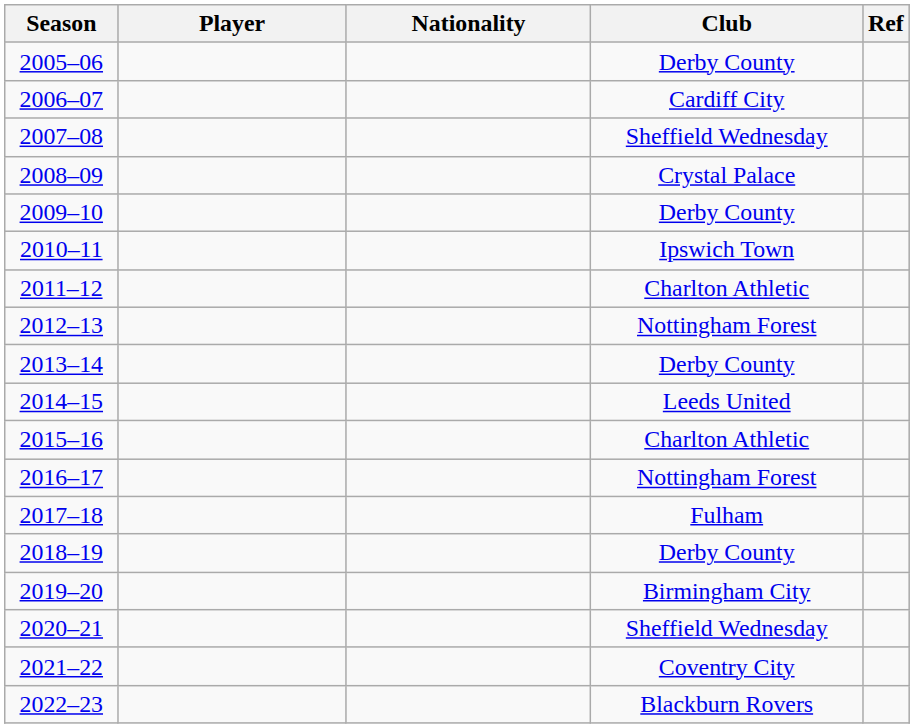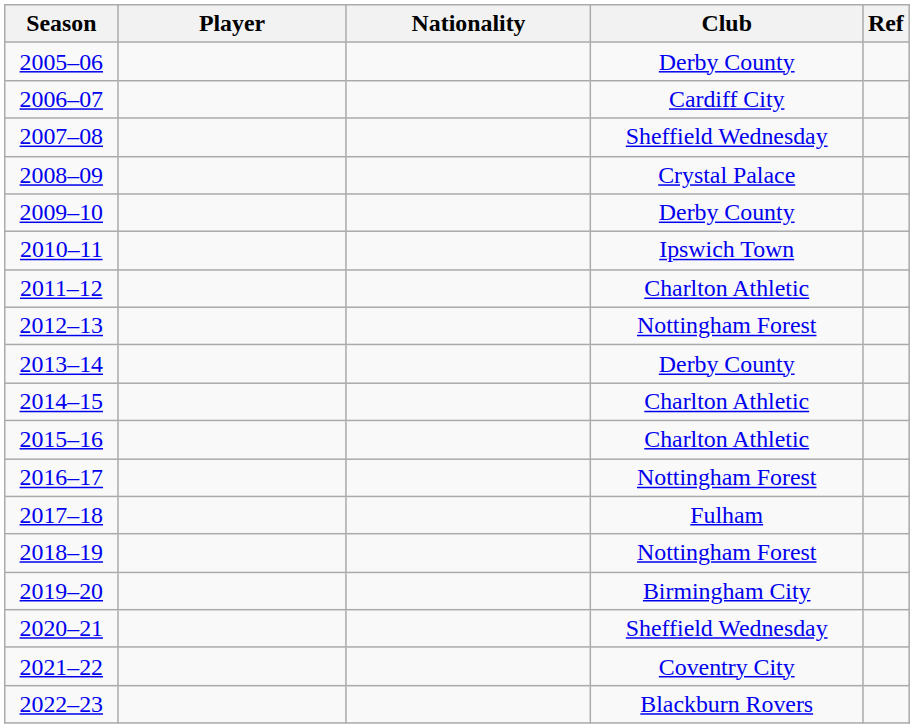(727, 401) Leeds United -> (727, 401) Charlton Athletic
(727, 552) Derby County -> (727, 552) Nottingham Forest
